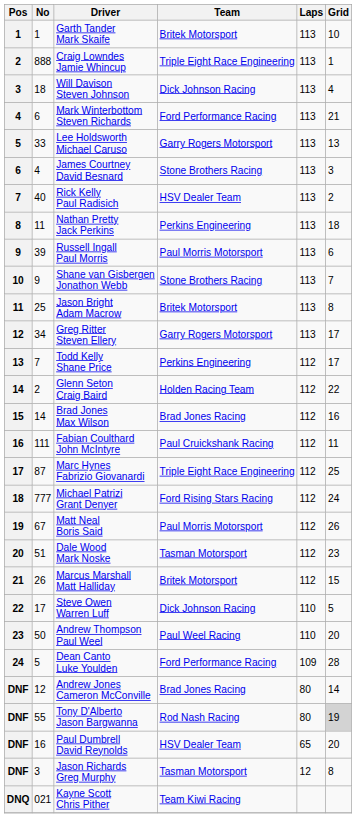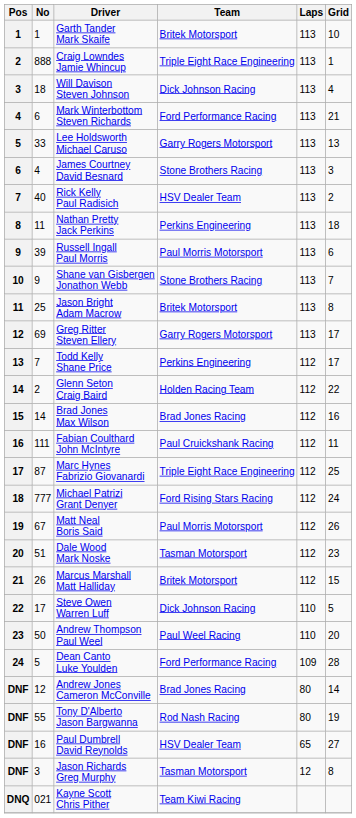(40, 334) 34 -> (40, 334) 69
(334, 717) lightgrey background -> (334, 717) no background
(334, 744) 20 -> (334, 744) 27
